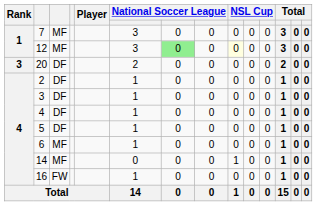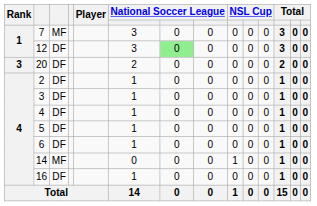(60, 49) MF -> (59, 49) DF
(236, 49) lightyellow background -> (235, 49) no background
(60, 145) MF -> (59, 145) DF
(60, 177) FW -> (59, 177) DF
